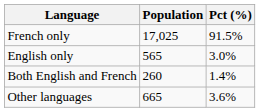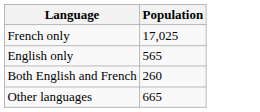- column: (230, 14)
